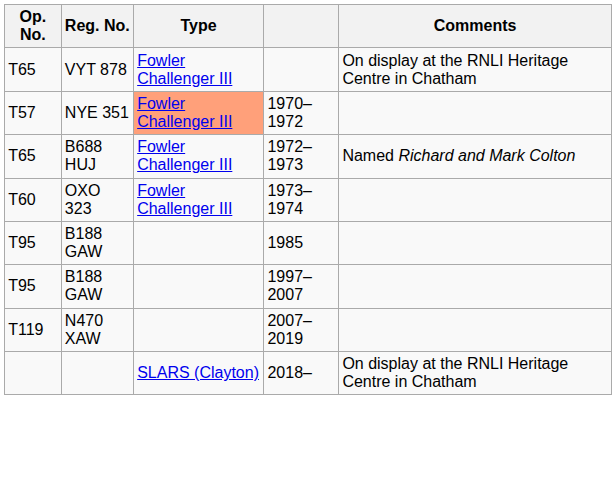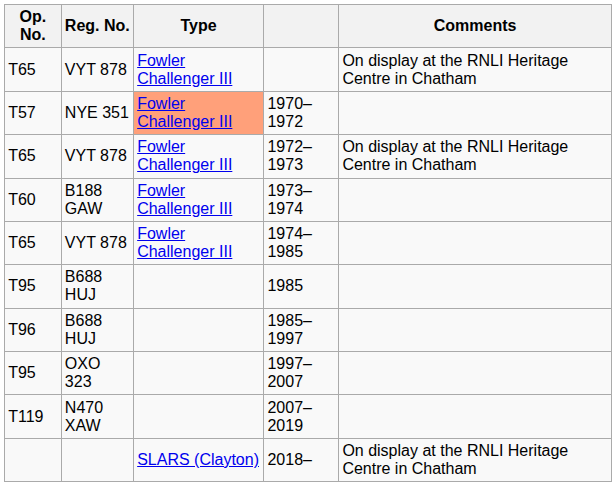(84, 156) B688 HUJ -> (96, 156) VYT 878
(459, 156) Named Richard and Mark Colton -> (455, 156) On display at the RNLI Heritage Centre in Chatham
(83, 199) OXO 323 -> (84, 199) B188 GAW
+ row: (22, 243)
(84, 243) B188 GAW -> (84, 286) B688 HUJ
+ row: (22, 329)
(84, 286) B188 GAW -> (83, 373) OXO 323
